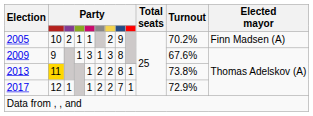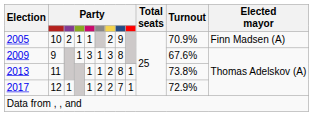(183, 39) 70.2% -> (183, 39) 70.9%
(56, 71) gold background -> (56, 71) no background
(100, 71) 2 -> (100, 71) 1
